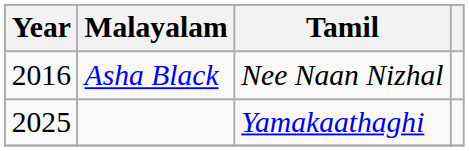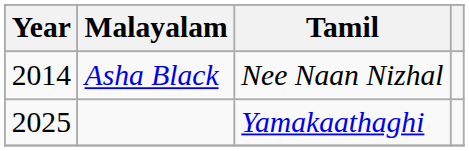(41, 74) 2016 -> (41, 74) 2014
